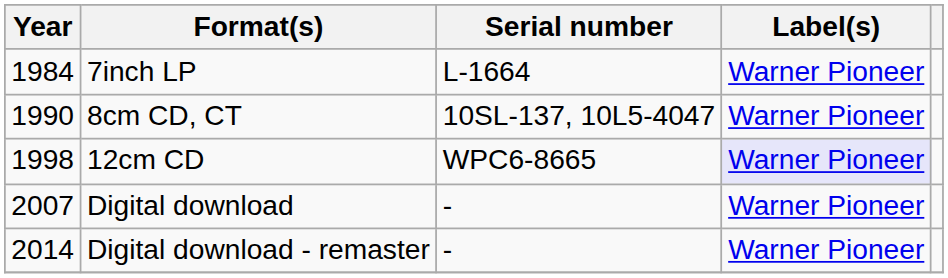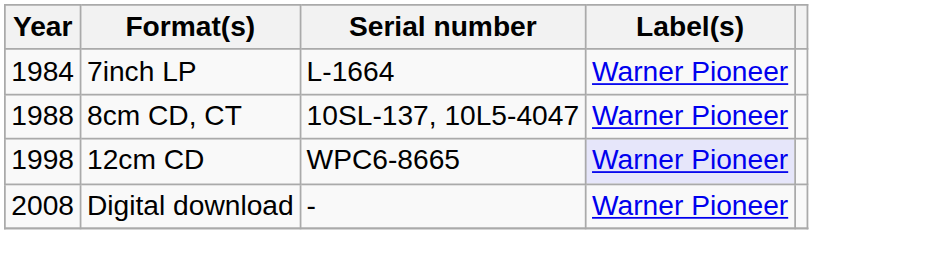(43, 116) 1990 -> (43, 116) 1988
(43, 205) 2007 -> (43, 205) 2008
- row: (258, 250)
